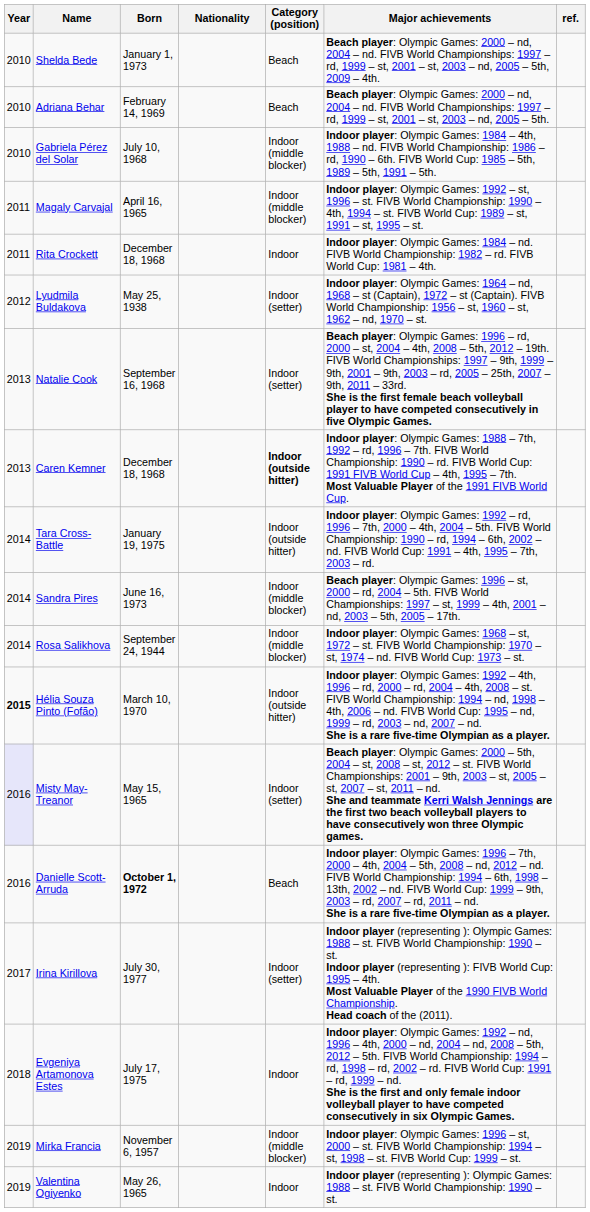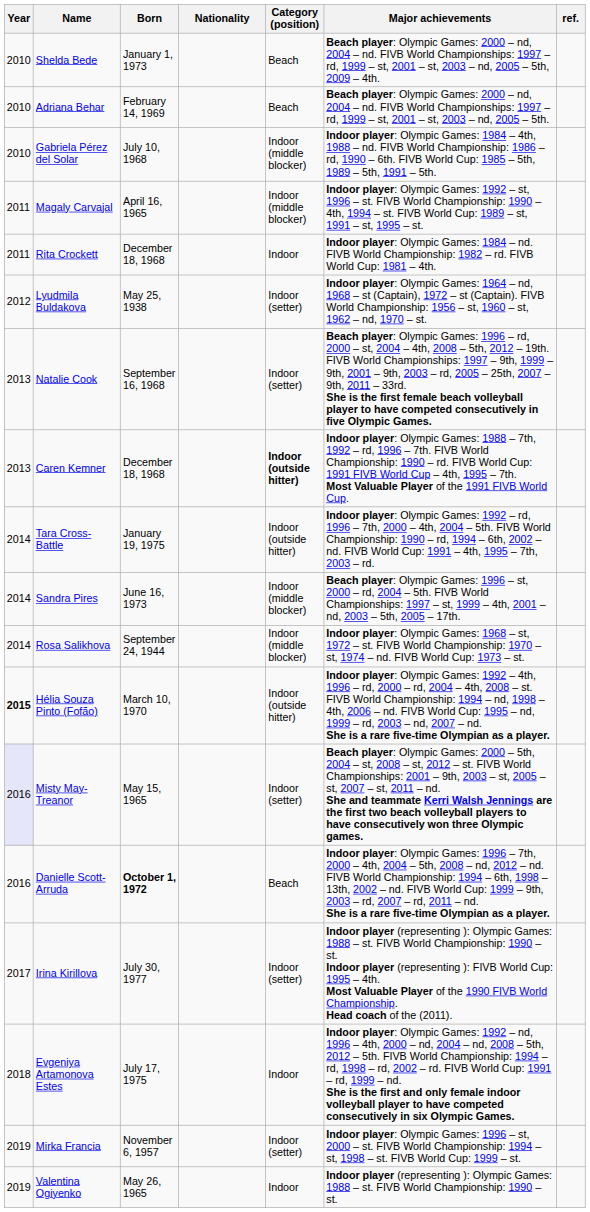(287, 1146) Indoor (middle blocker) -> (285, 1146) Indoor (setter)
